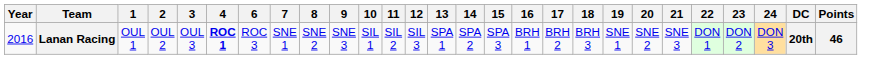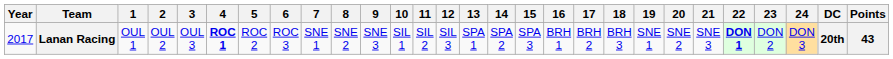+ column: (254, 13)
(20, 38) 2016 -> (20, 38) 2017
(707, 38) normal -> (739, 38) bold
(836, 38) 46 -> (868, 38) 43
